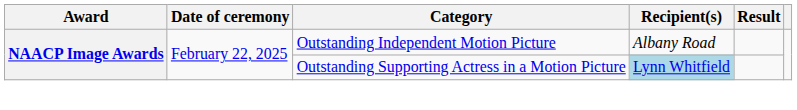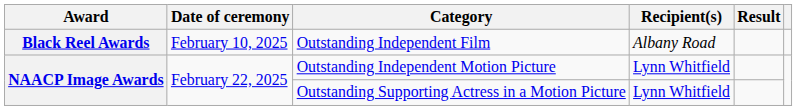+ row: (393, 42)
(674, 42) Albany Road -> (682, 67) Lynn Whitfield
(682, 67) lightblue background -> (682, 92) no background
